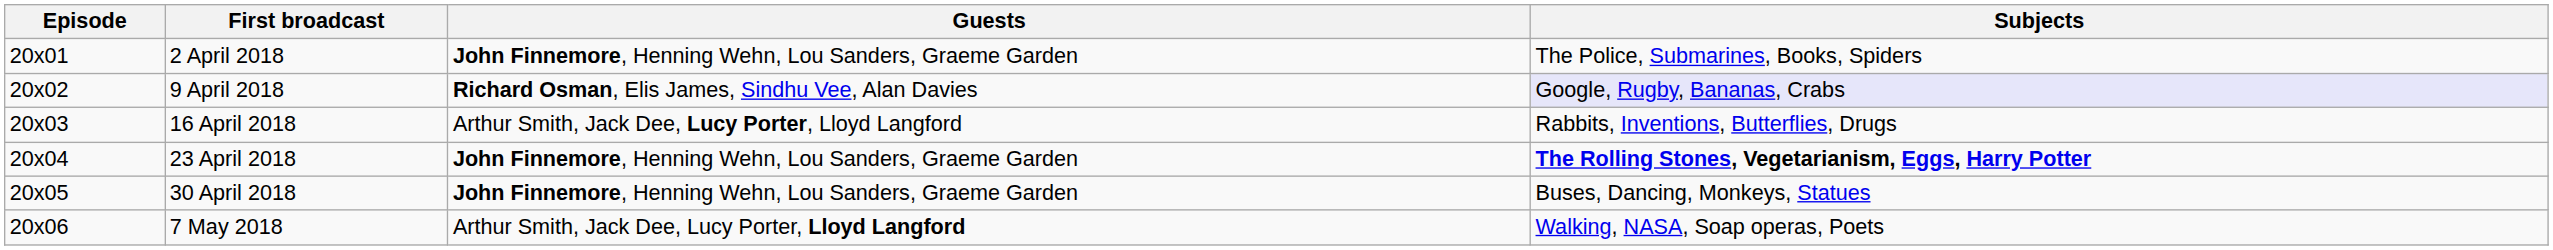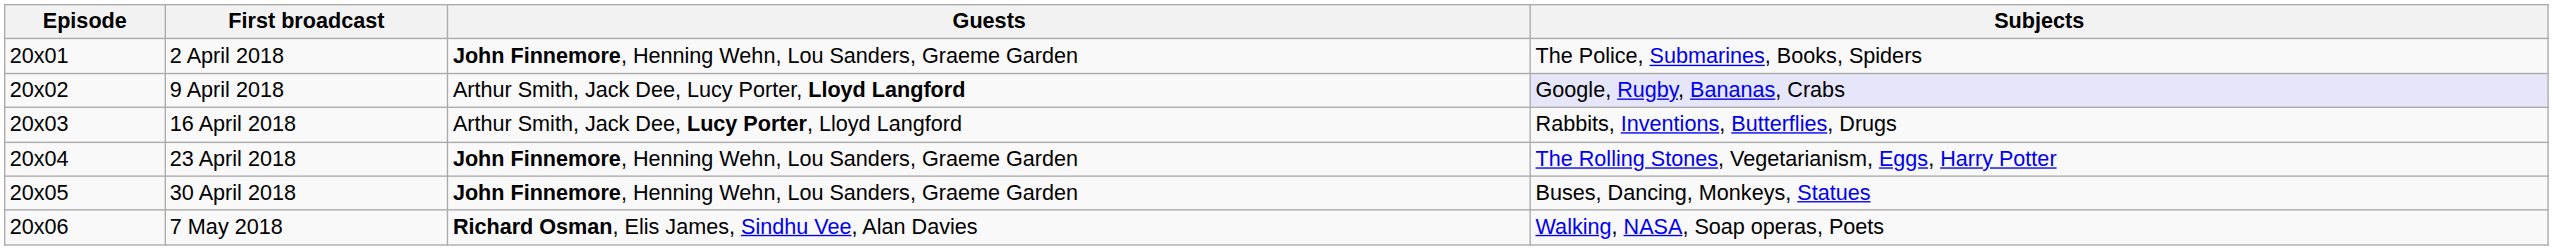(715, 90) Richard Osman, Elis James, Sindhu Vee, Alan Davies -> (709, 90) Arthur Smith, Jack Dee, Lucy Porter, Lloyd Langford
(1813, 158) bold -> (1796, 158) normal
(709, 227) Arthur Smith, Jack Dee, Lucy Porter, Lloyd Langford -> (715, 227) Richard Osman, Elis James, Sindhu Vee, Alan Davies
